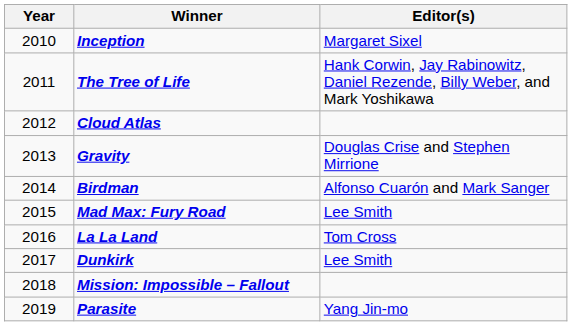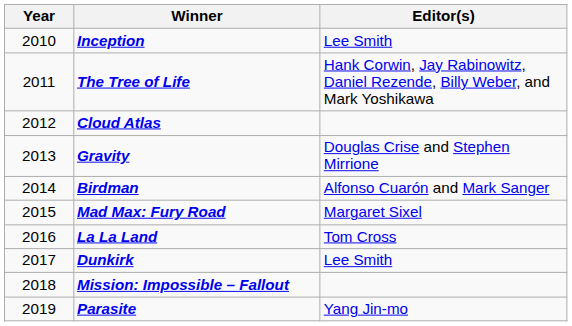(373, 40) Margaret Sixel -> (358, 40) Lee Smith
(358, 212) Lee Smith -> (373, 212) Margaret Sixel
